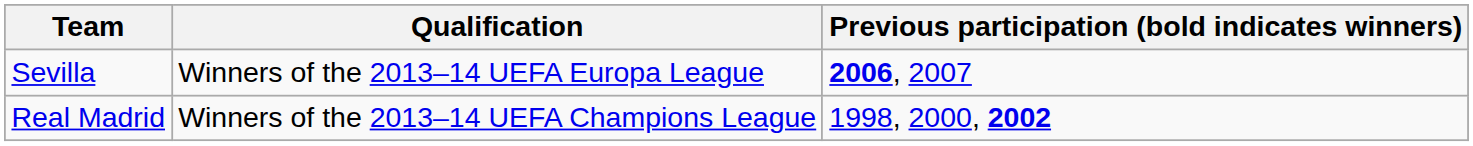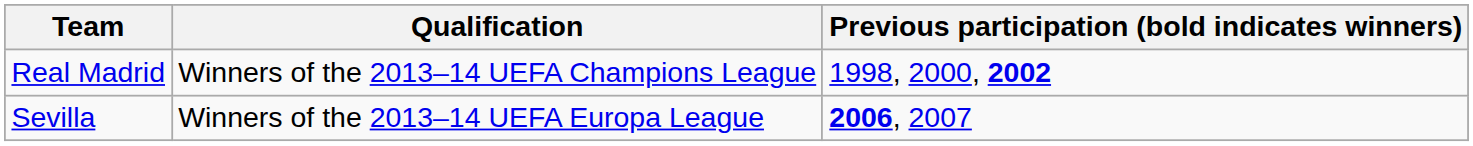rows swapped: (88, 117) <-> (53, 72)
